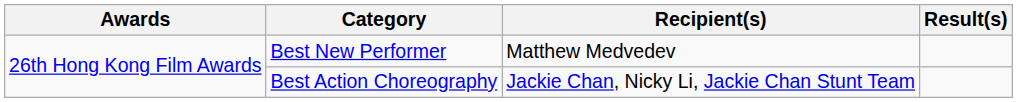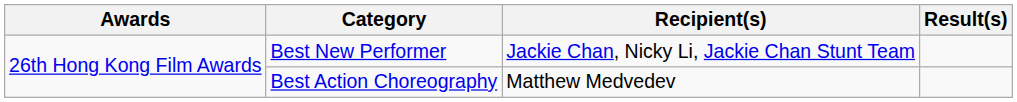(591, 50) Matthew Medvedev -> (711, 50) Jackie Chan, Nicky Li, Jackie Chan Stunt Team
(711, 81) Jackie Chan, Nicky Li, Jackie Chan Stunt Team -> (591, 81) Matthew Medvedev
